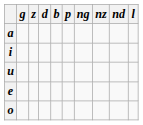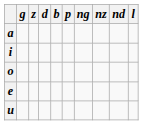rows swapped: (11, 71) <-> (11, 110)
